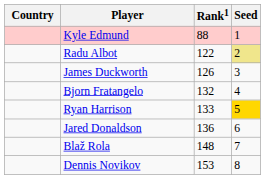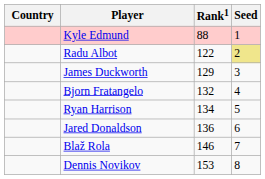(205, 72) 126 -> (205, 72) 129
(205, 109) 133 -> (205, 109) 134
(237, 109) gold background -> (237, 109) no background
(205, 146) 148 -> (205, 146) 146
